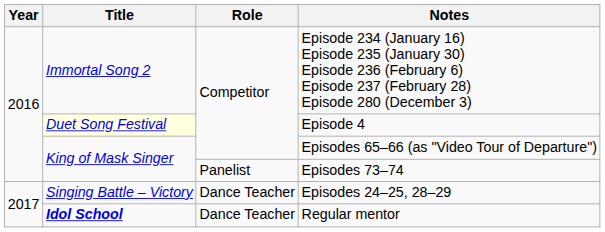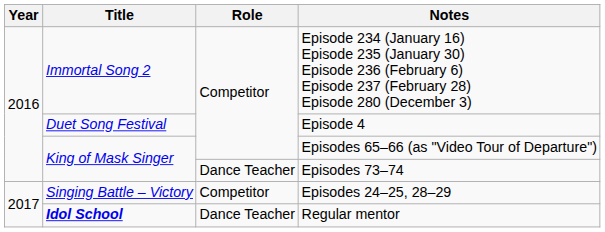(106, 125) lightyellow background -> (106, 125) no background
(225, 170) Panelist -> (247, 170) Dance Teacher
(247, 192) Dance Teacher -> (234, 192) Competitor
